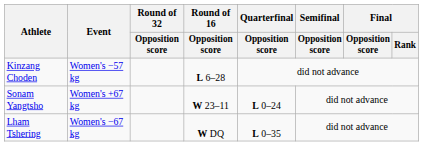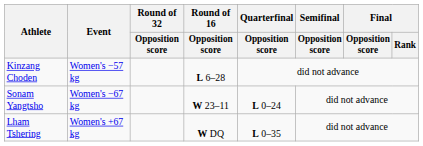(96, 100) Women's +67 kg -> (96, 100) Women's −67 kg
(96, 128) Women's −67 kg -> (96, 128) Women's +67 kg
